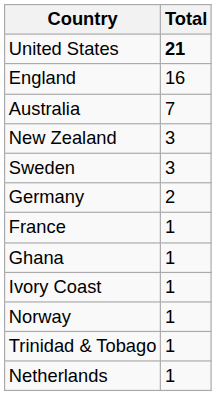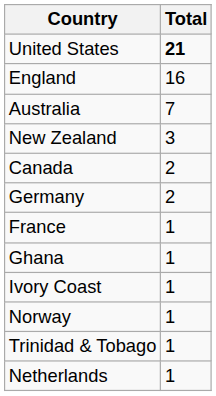- row: (42, 167)
+ row: (41, 167)
